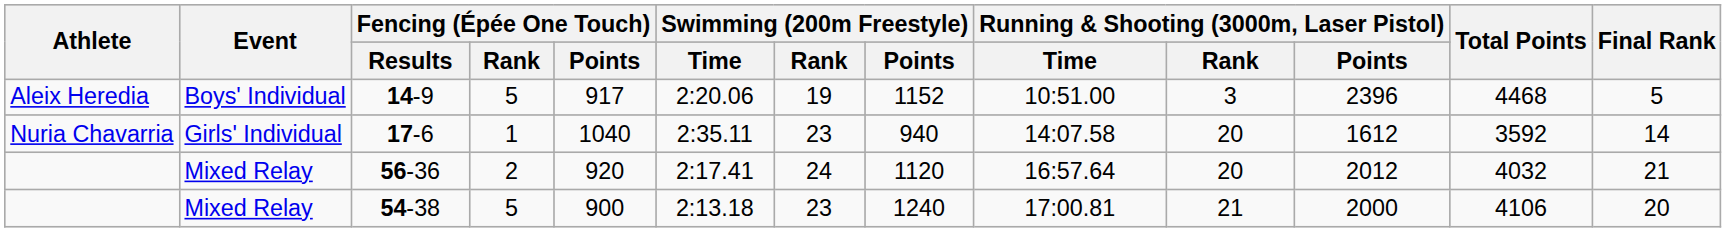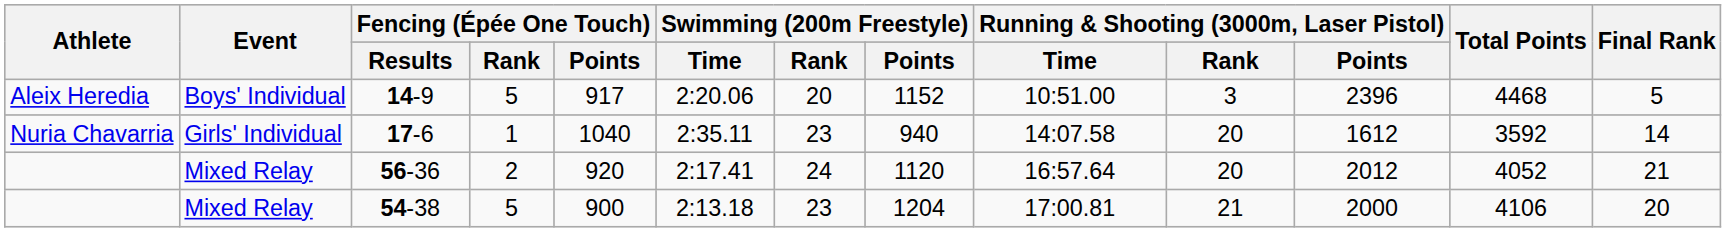(819, 97) 19 -> (819, 97) 20
(1521, 171) 4032 -> (1521, 171) 4052
(919, 208) 1240 -> (919, 208) 1204
